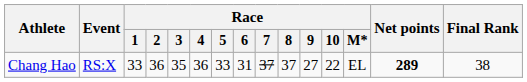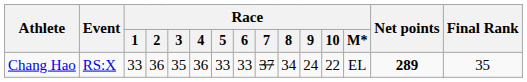(245, 65) 31 -> (245, 65) 33
(289, 65) 37 -> (289, 65) 34
(311, 65) 27 -> (311, 65) 24
(483, 65) 38 -> (483, 65) 35
